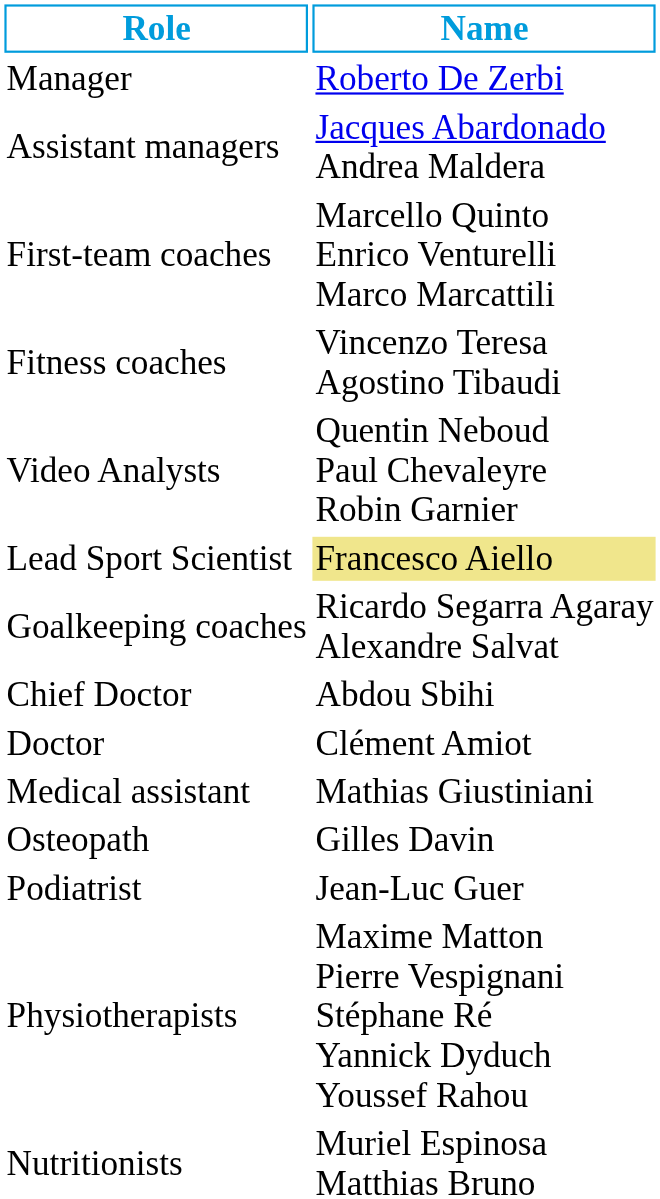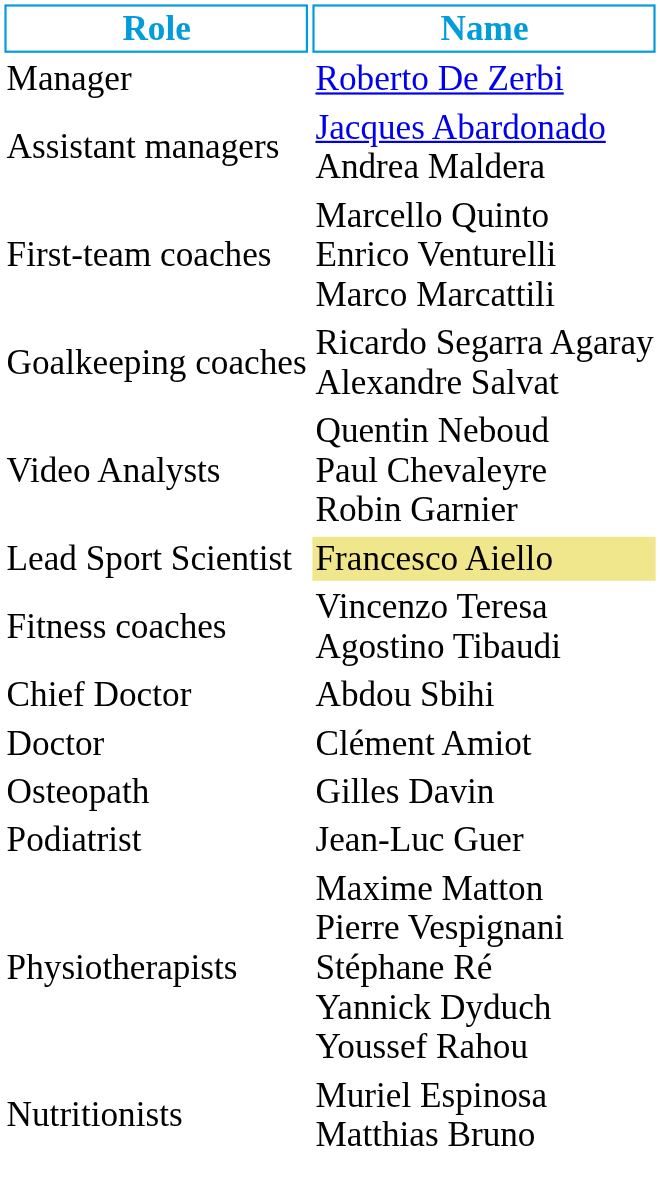rows swapped: (157, 626) <-> (117, 362)
- row: (128, 791)
